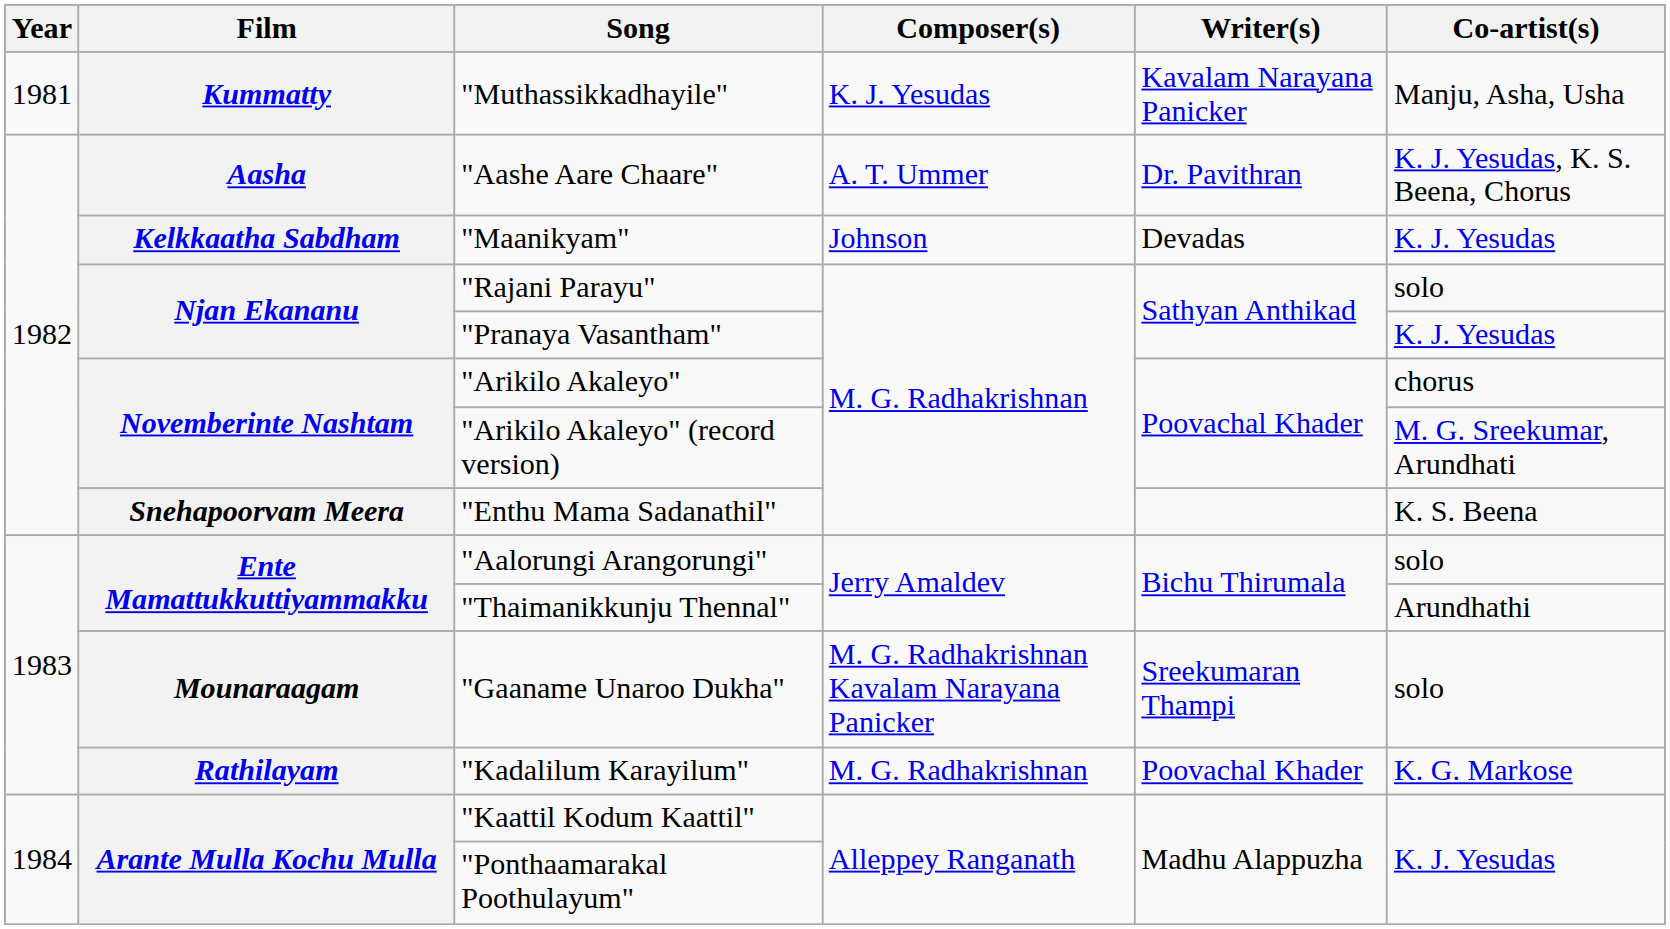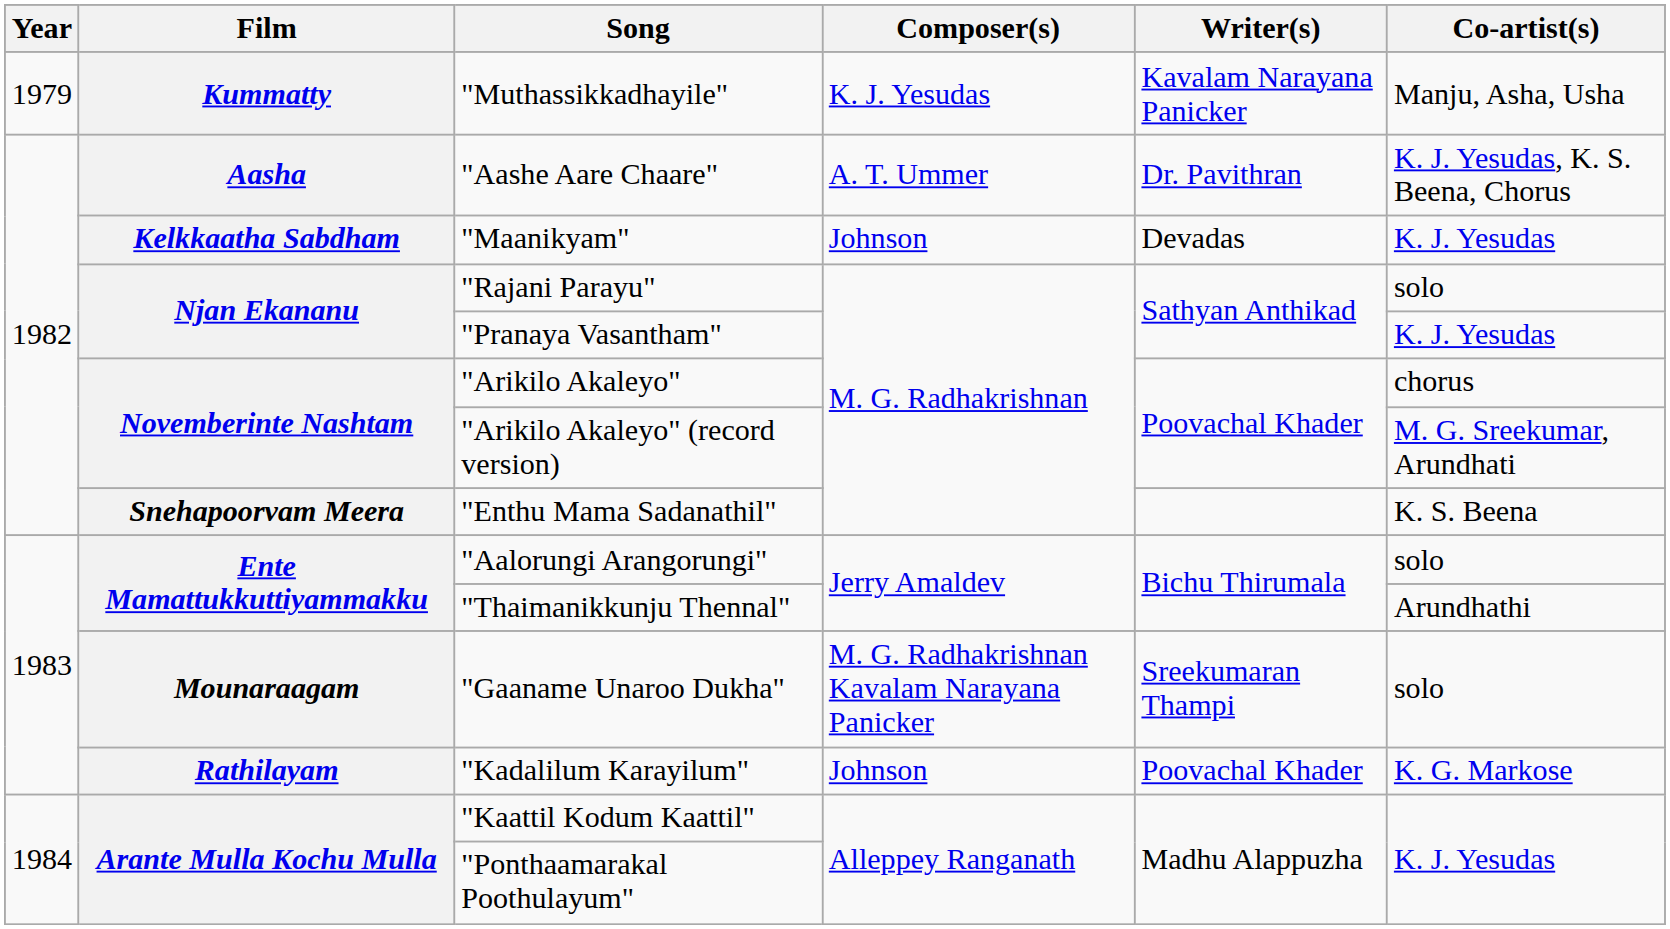(42, 92) 1981 -> (42, 92) 1979
(958, 770) M. G. Radhakrishnan -> (878, 770) Johnson
